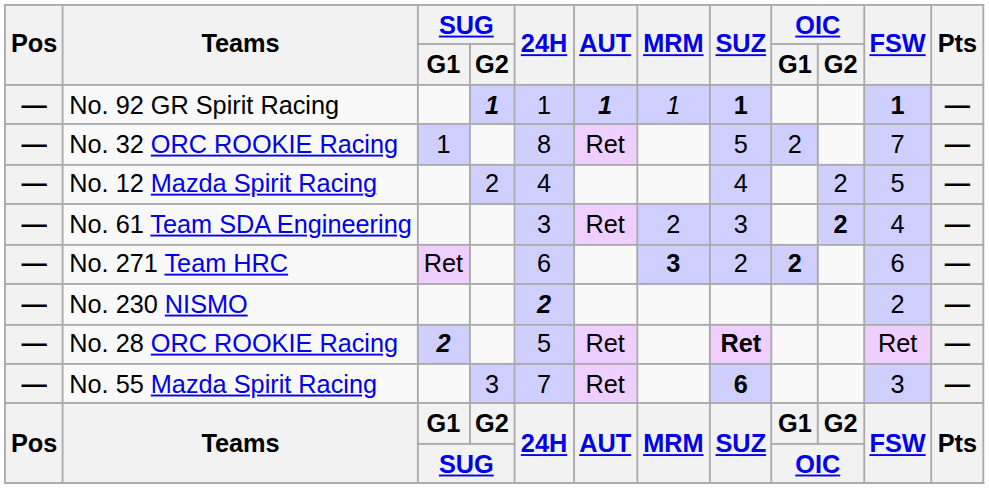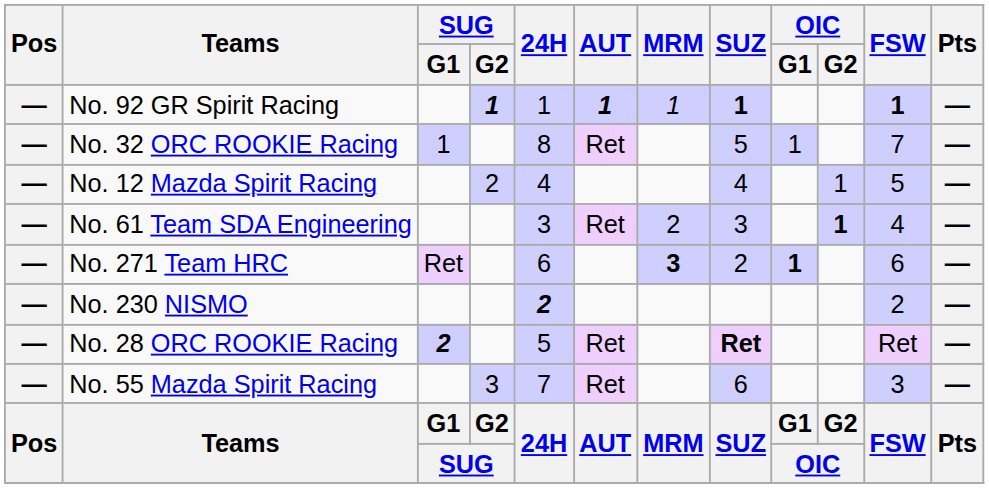(795, 144) 2 -> (795, 144) 1
(841, 184) 2 -> (841, 184) 1
(841, 224) 2 -> (841, 224) 1
(795, 264) 2 -> (795, 264) 1
(741, 383) bold -> (741, 383) normal
